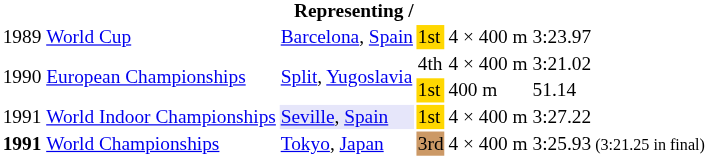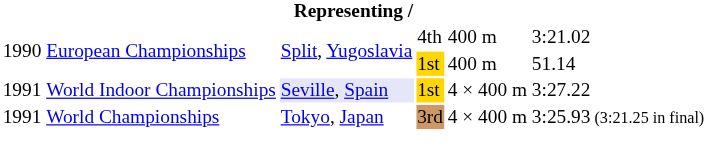- row: (89, 37)
(488, 63) 4 × 400 m -> (472, 37) 400 m
(22, 143) bold -> (22, 116) normal
